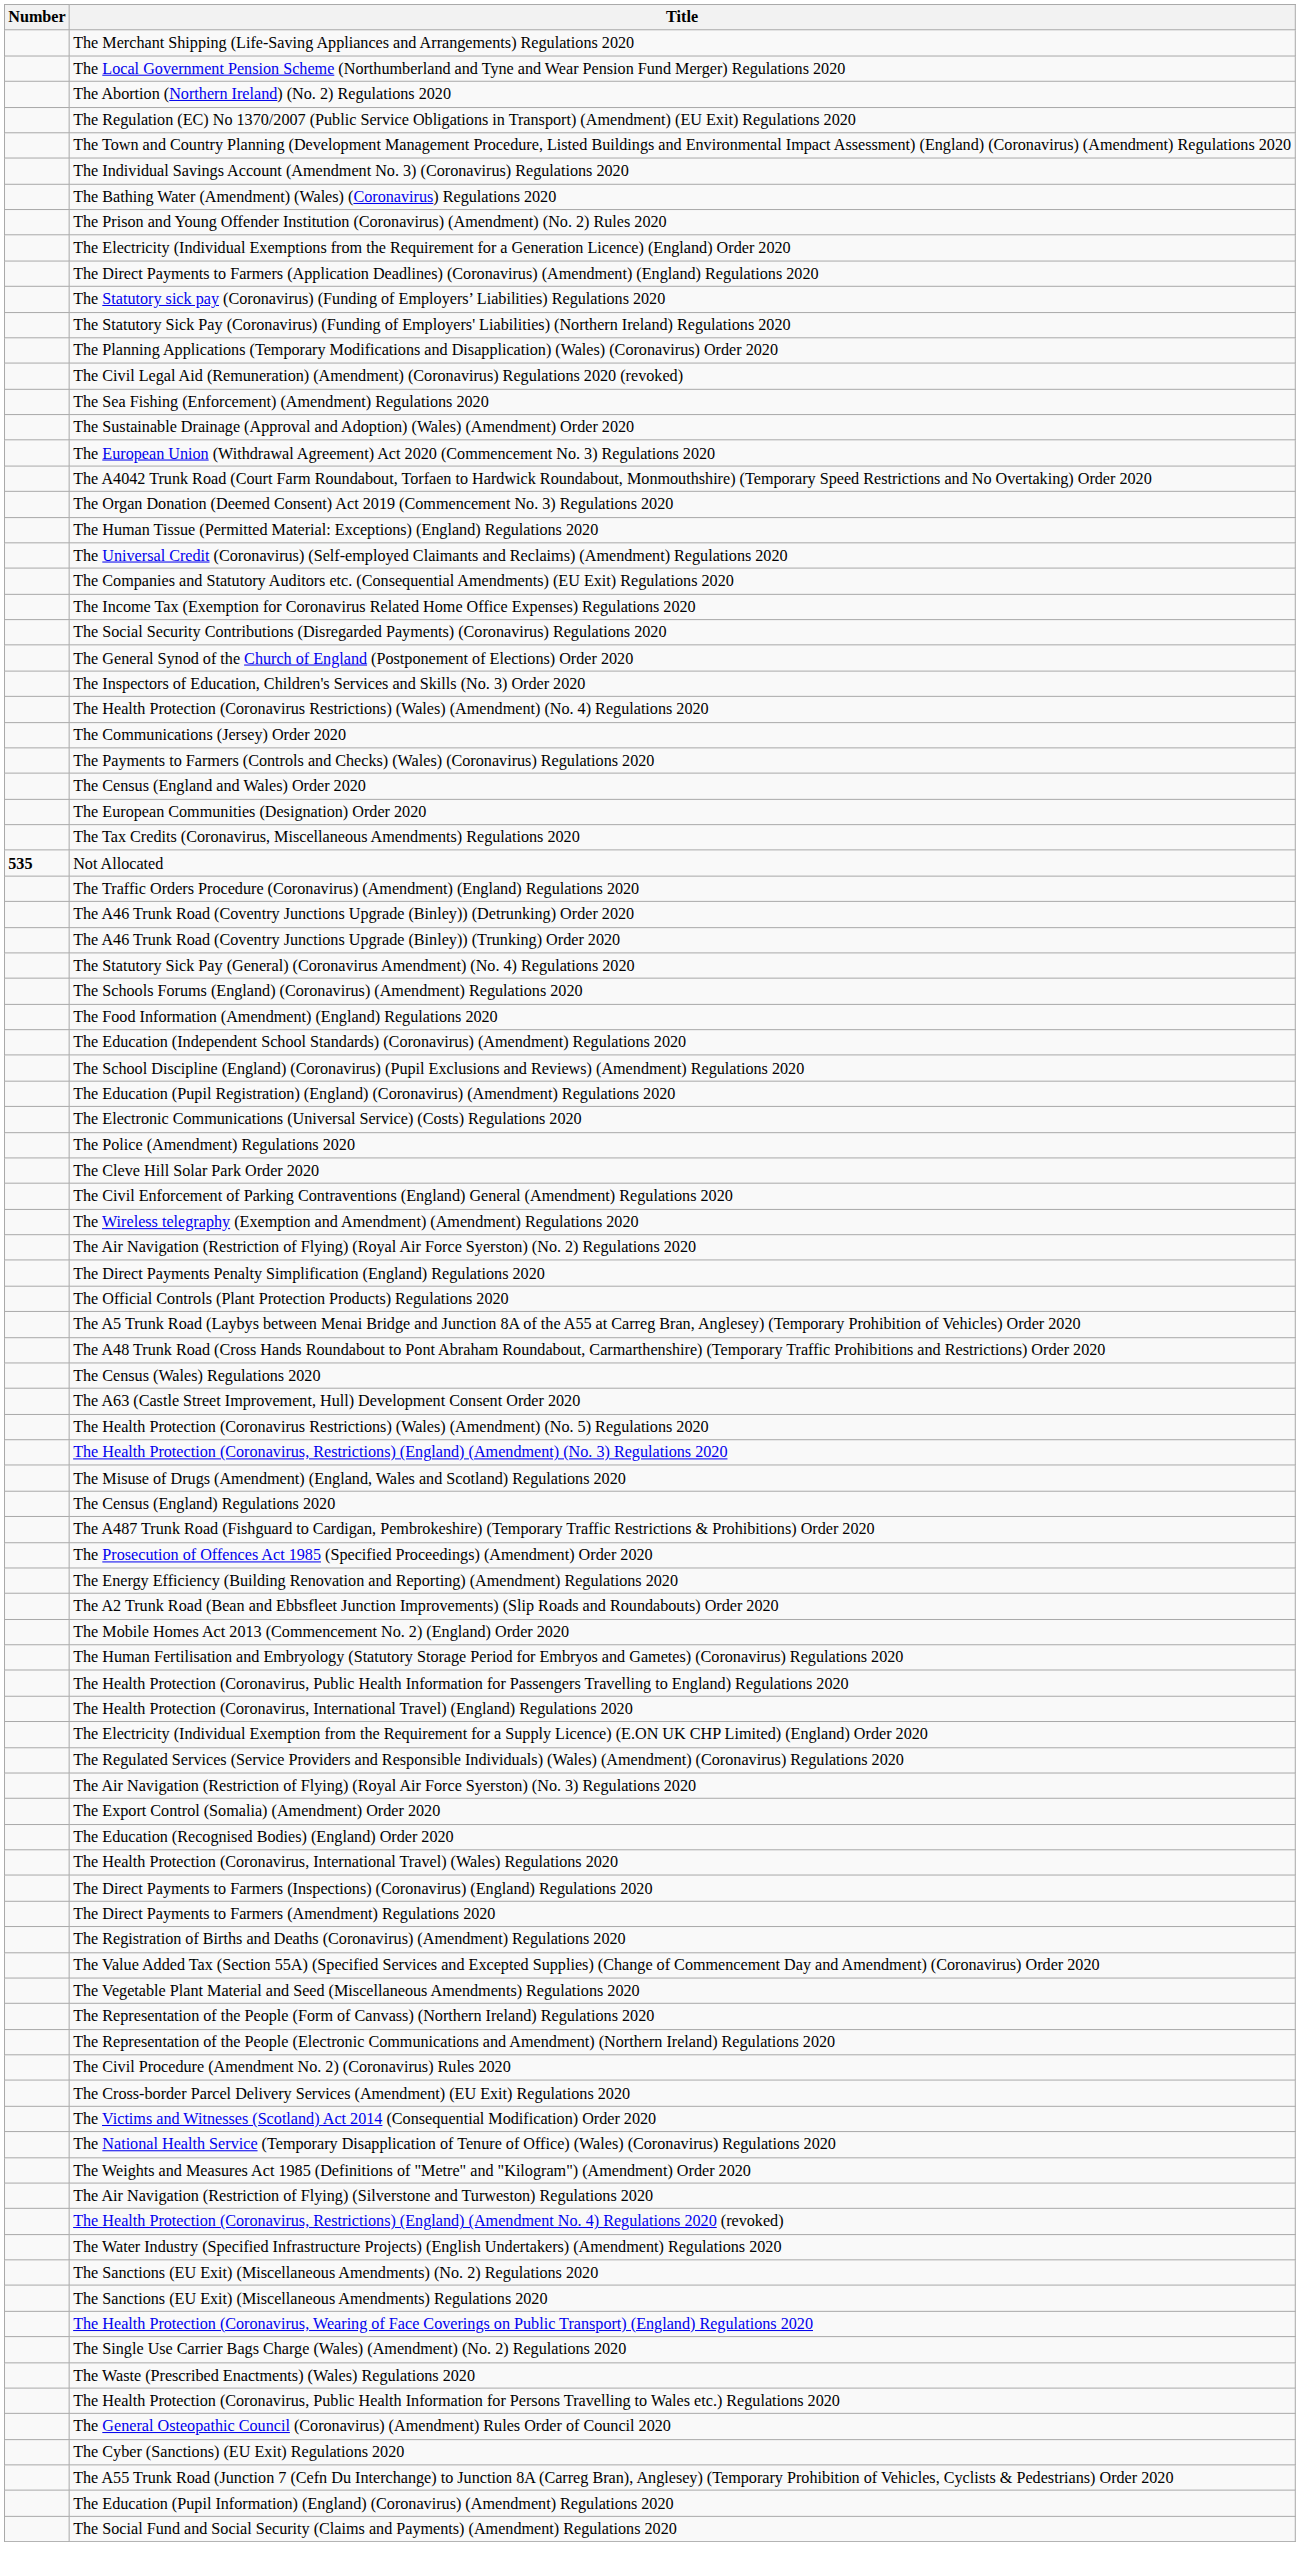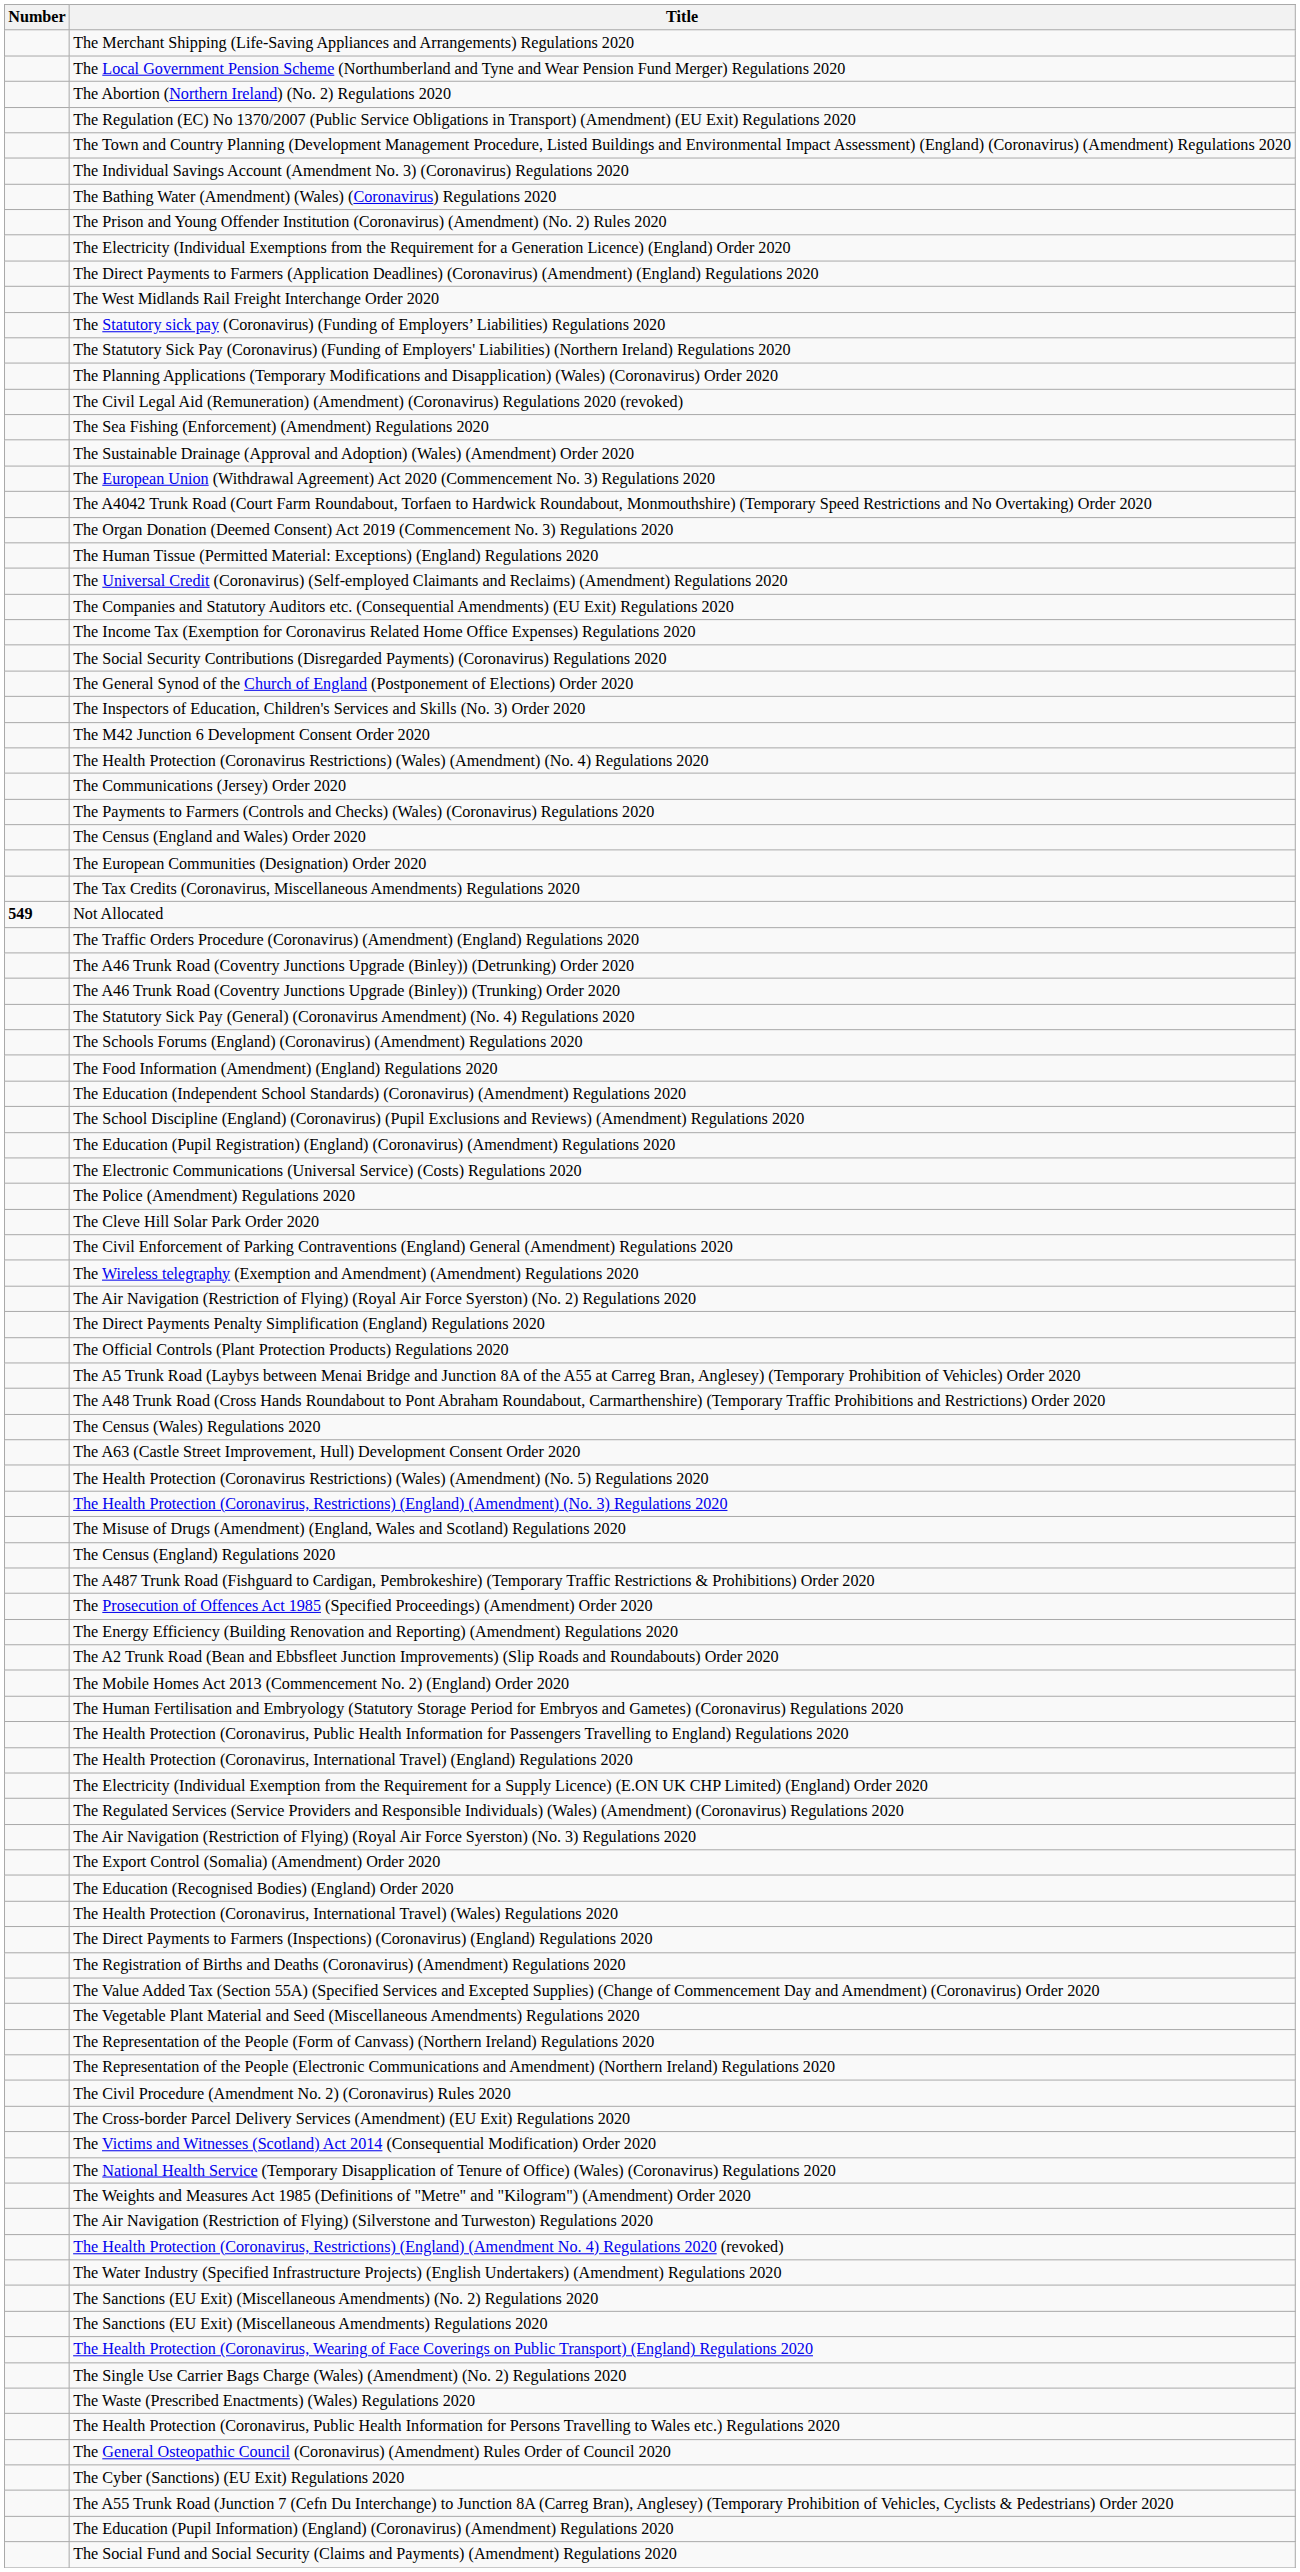+ row: (256, 299)
+ row: (252, 734)
(20, 863) 535 -> (20, 914) 549
- row: (284, 1913)
